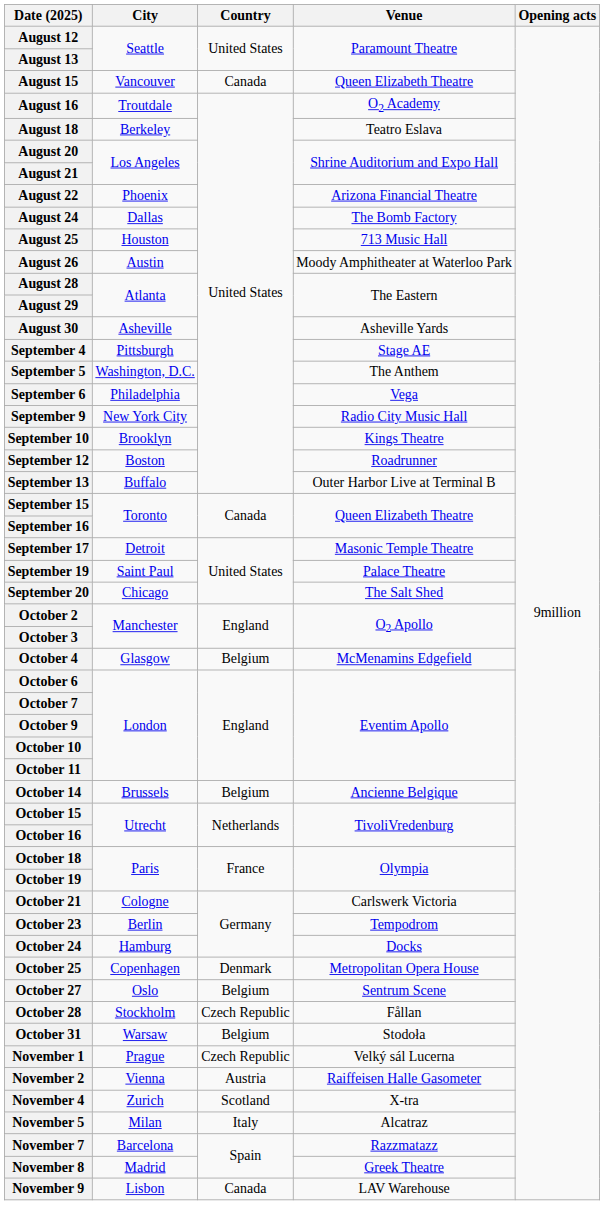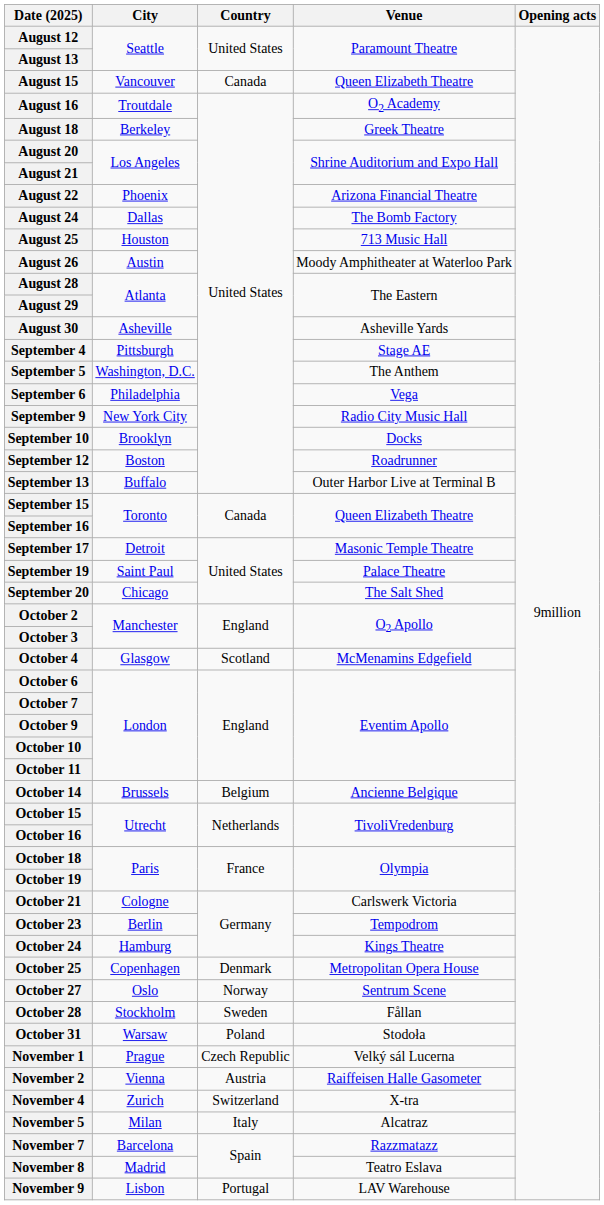(404, 129) Teatro Eslava -> (404, 129) Greek Theatre
(404, 438) Kings Theatre -> (404, 438) Docks
(245, 659) Belgium -> (245, 659) Scotland
(404, 946) Docks -> (404, 946) Kings Theatre
(245, 990) Belgium -> (245, 990) Norway
(245, 1012) Czech Republic -> (245, 1012) Sweden
(245, 1034) Belgium -> (245, 1034) Poland
(245, 1100) Scotland -> (245, 1100) Switzerland
(404, 1167) Greek Theatre -> (404, 1167) Teatro Eslava
(245, 1189) Canada -> (245, 1189) Portugal
